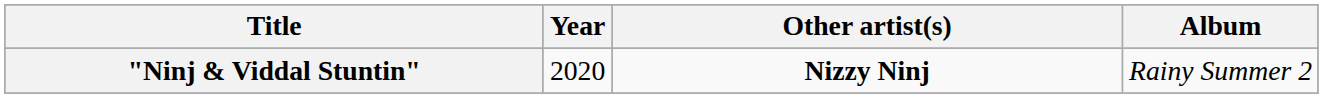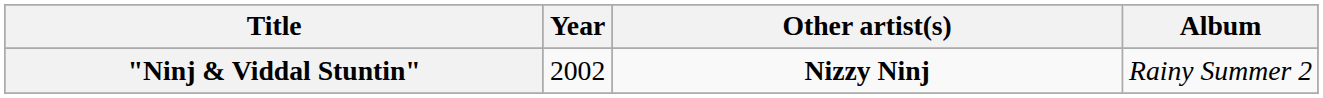(578, 70) 2020 -> (578, 70) 2002
